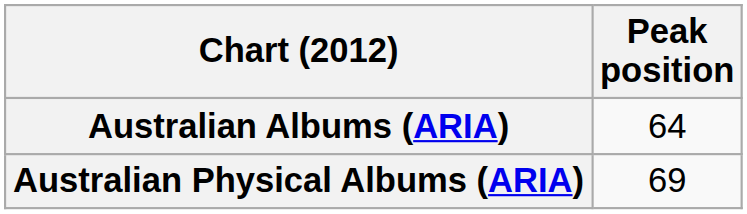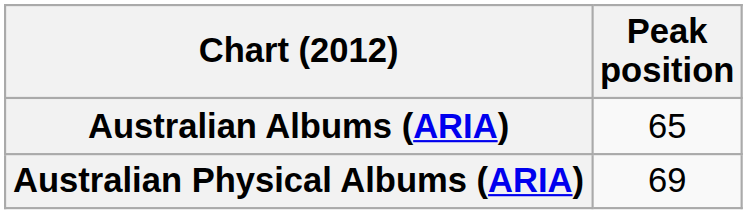(667, 125) 64 -> (667, 125) 65
